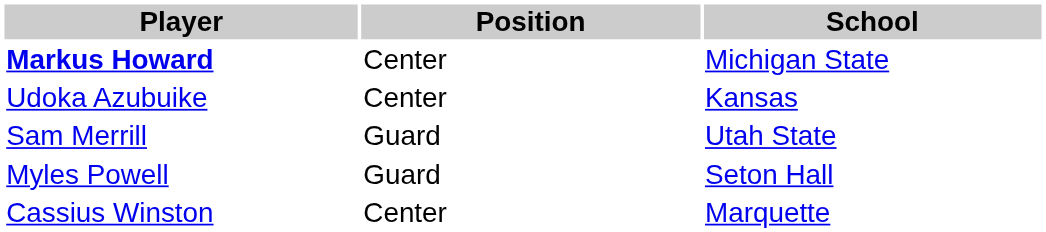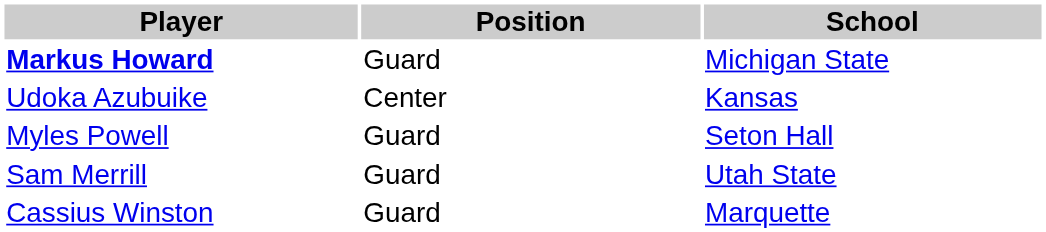(405, 59) Center -> (402, 59) Guard
rows swapped: (77, 136) <-> (87, 174)
(405, 212) Center -> (402, 212) Guard
